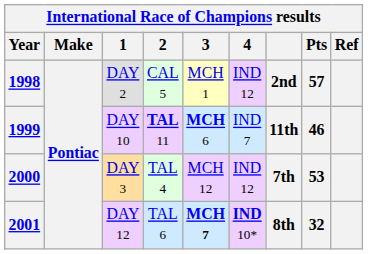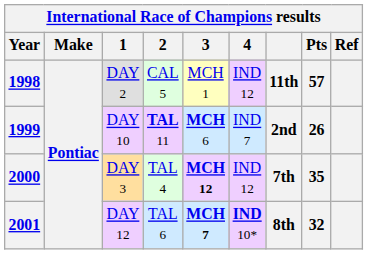(284, 82) 2nd -> (284, 82) 11th
(284, 130) 11th -> (284, 130) 2nd
(317, 130) 46 -> (317, 130) 26
(206, 176) normal -> (206, 177) bold
(317, 177) 53 -> (317, 177) 35
